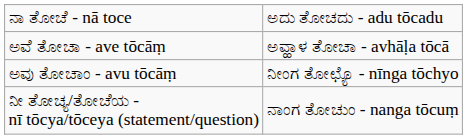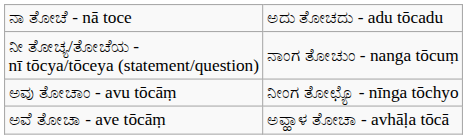rows swapped: (134, 110) <-> (87, 45)
